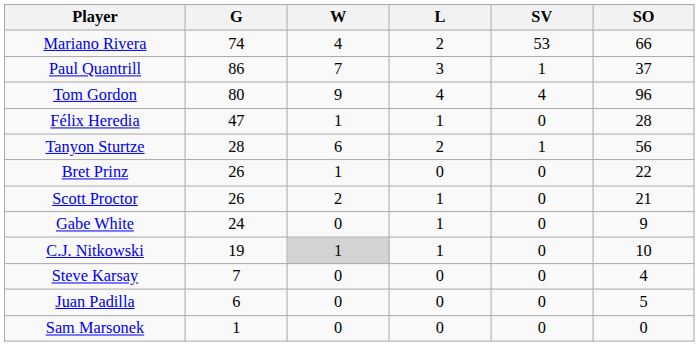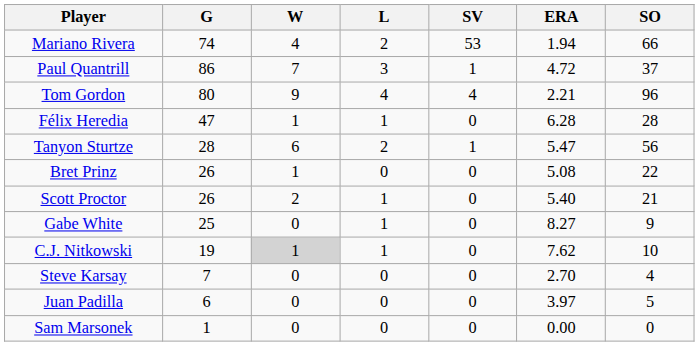+ column: (561, 17)
(236, 224) 24 -> (207, 224) 25
